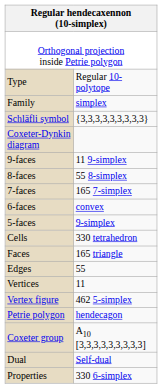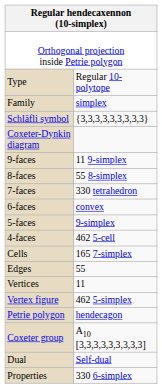(104, 191) 165 7-simplex -> (106, 191) 330 tetrahedron
+ row: (21, 238)
(106, 238) 330 tetrahedron -> (104, 253) 165 7-simplex
- row: (18, 253)
